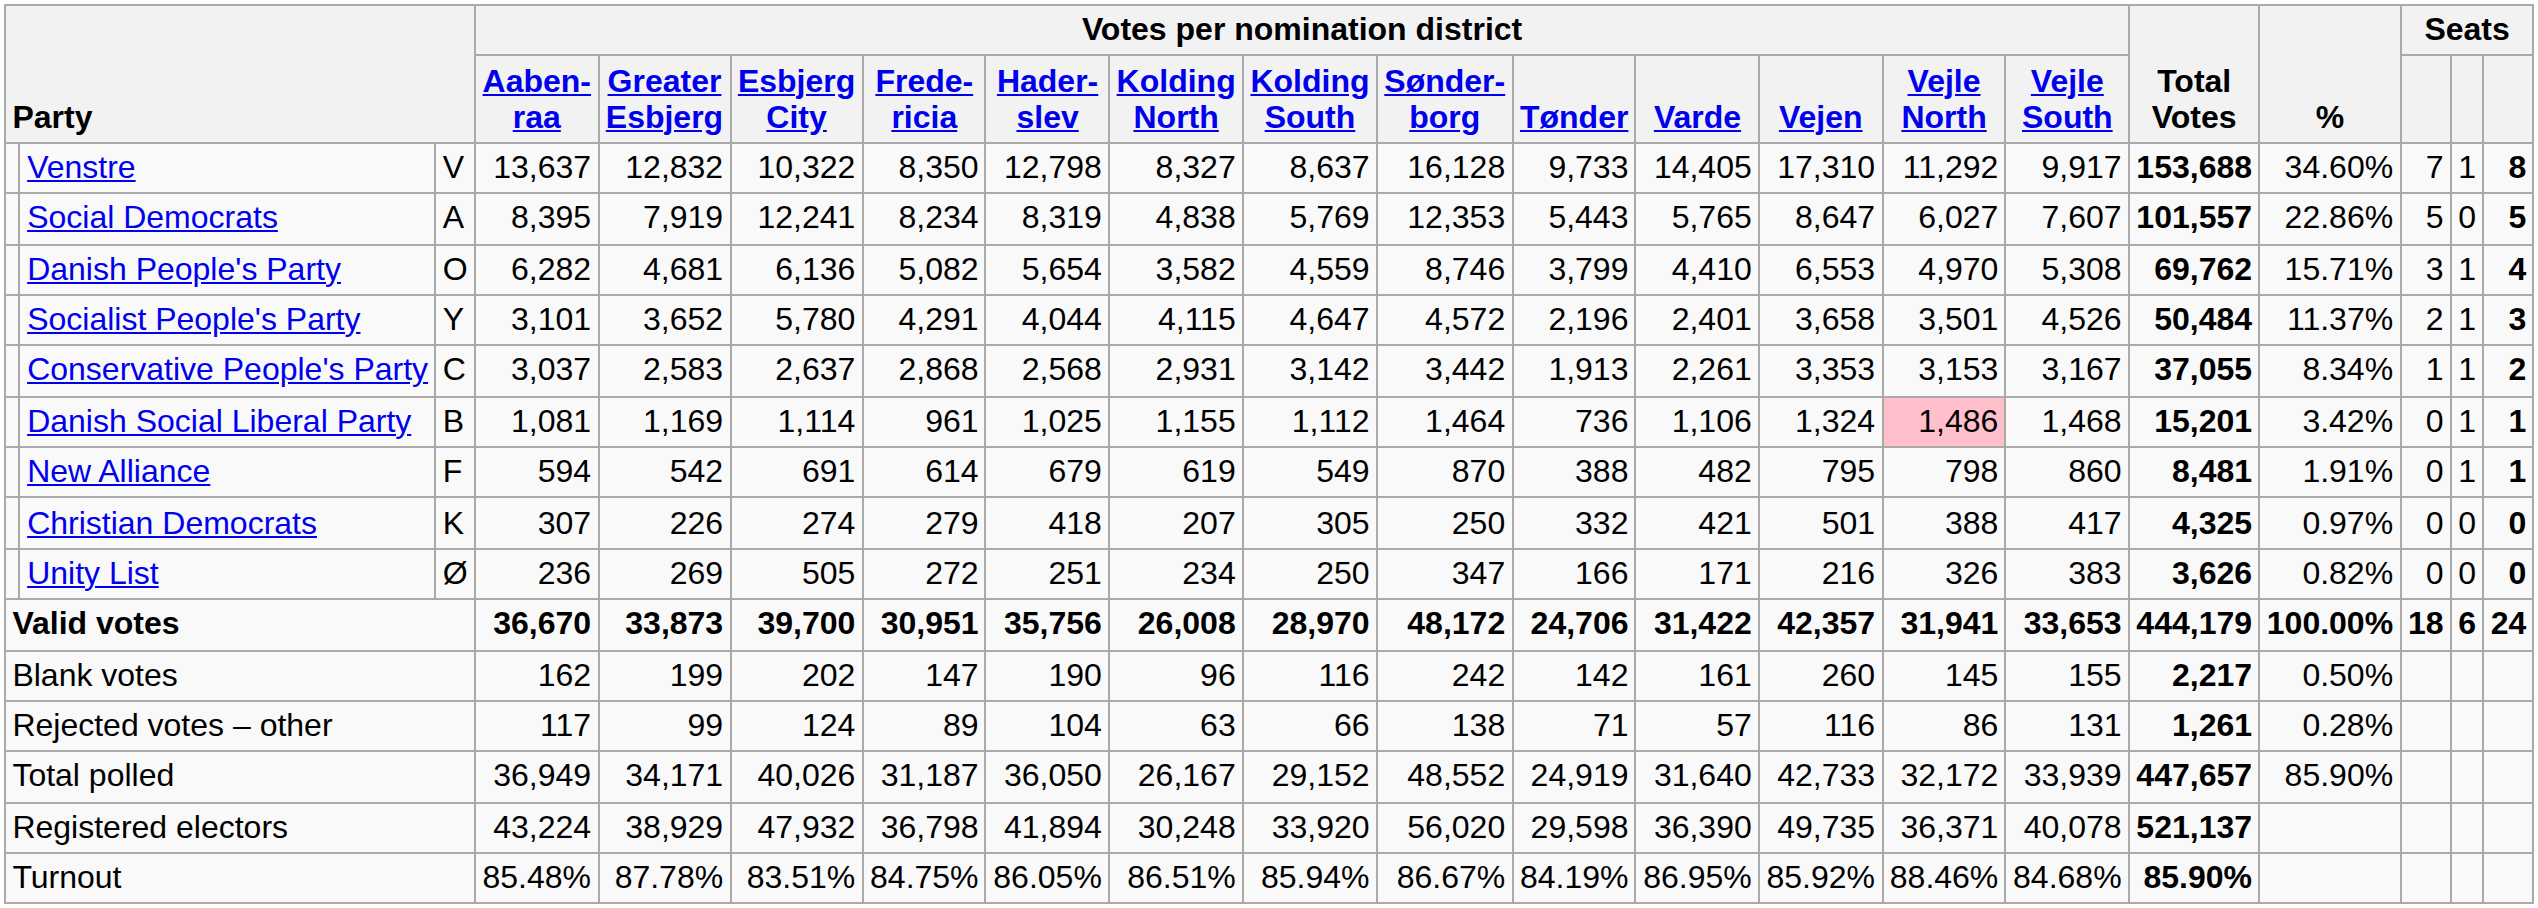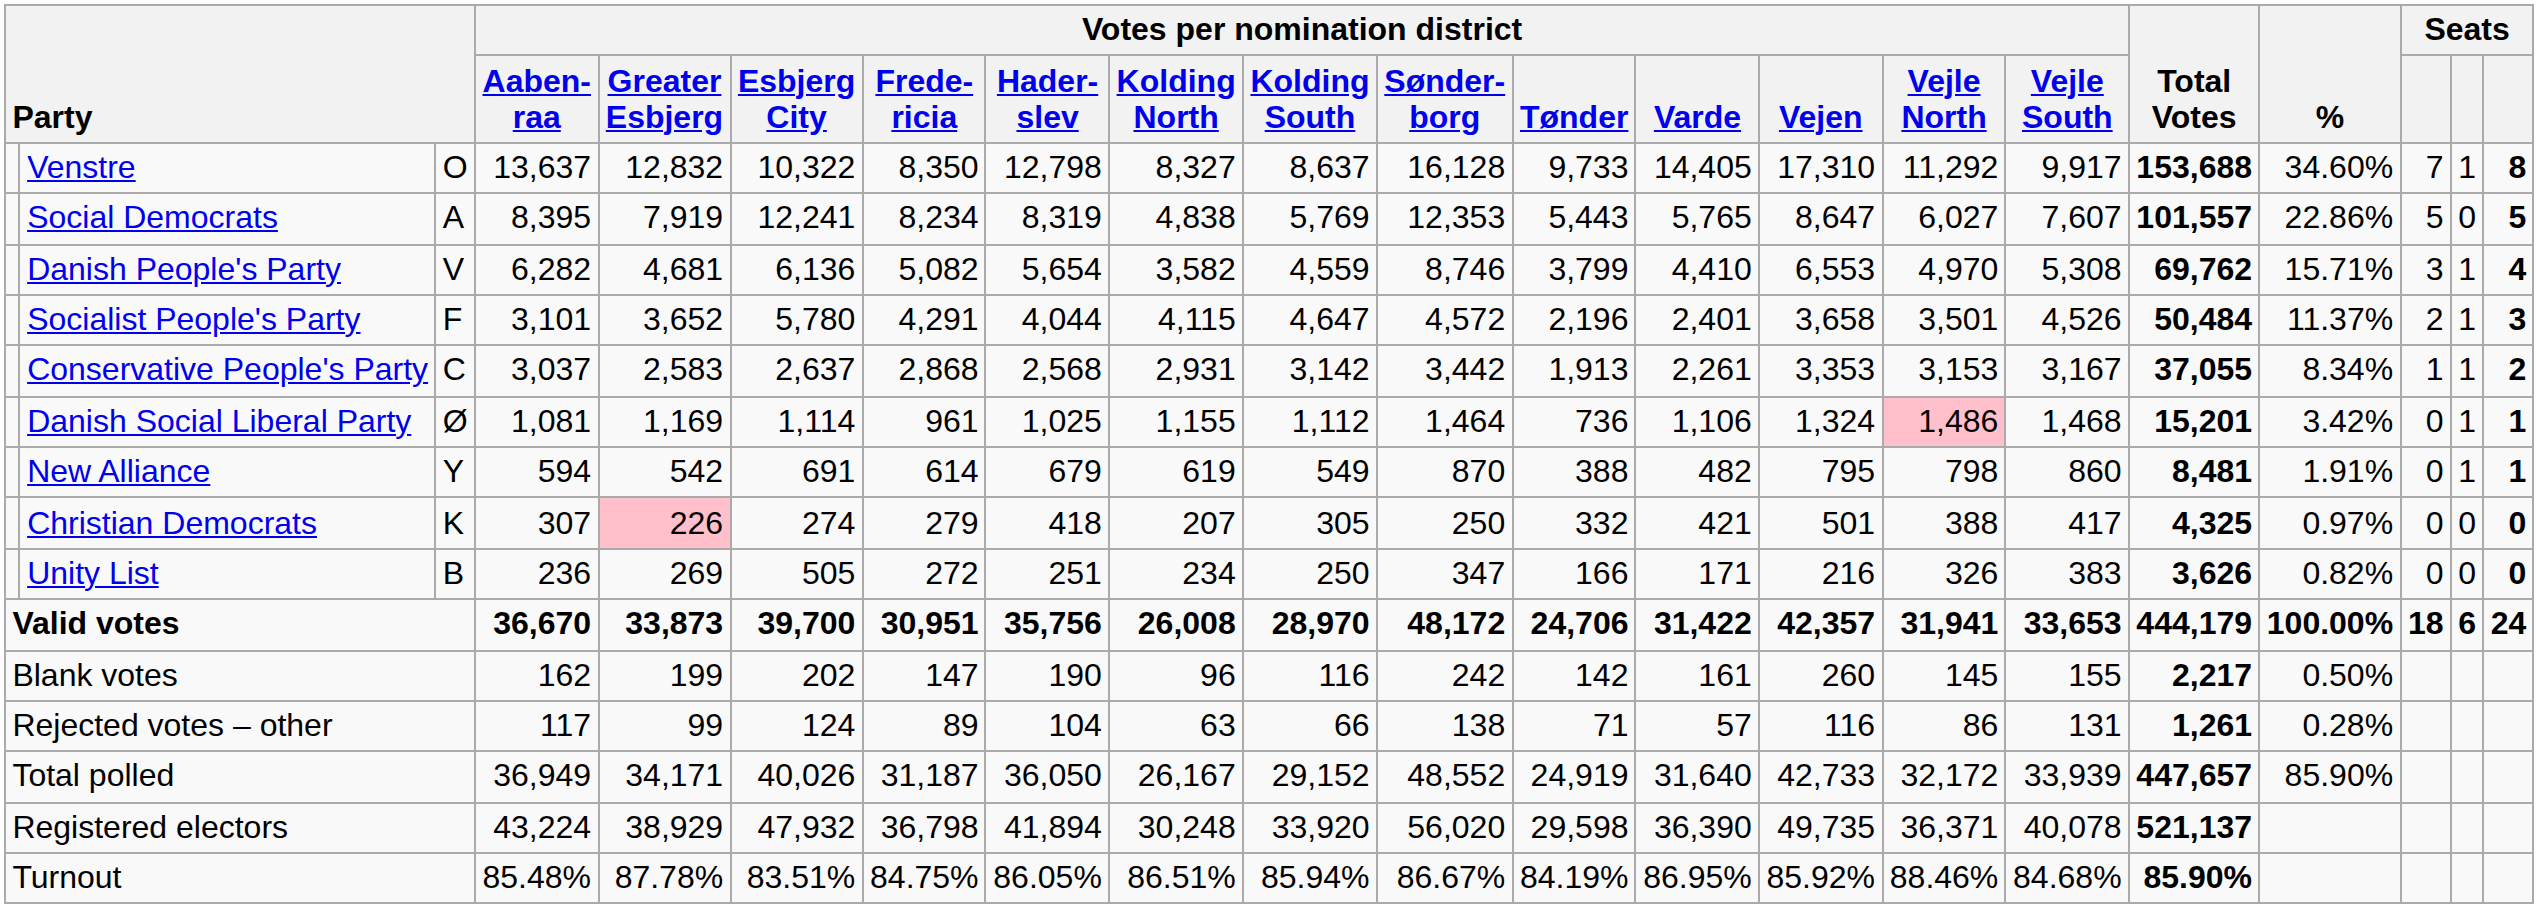(454, 167) V -> (455, 167) O
(455, 268) O -> (454, 268) V
(454, 319) Y -> (453, 319) F
(454, 421) B -> (455, 421) Ø
(453, 471) F -> (454, 471) Y
(696, 522) no background -> (696, 522) pink background
(455, 573) Ø -> (454, 573) B
